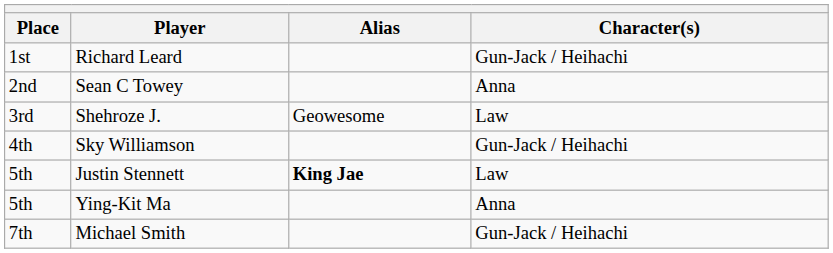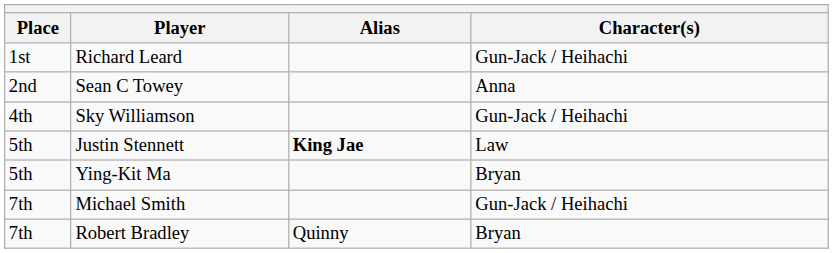- row: (118, 116)
(495, 204) Anna -> (498, 174) Bryan
+ row: (132, 233)
